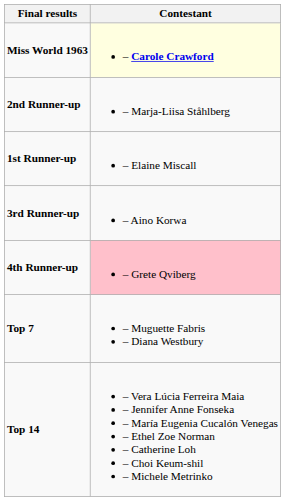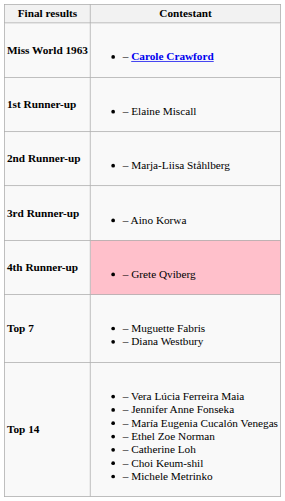(186, 57) lightyellow background -> (186, 57) no background
rows swapped: (42, 159) <-> (44, 104)
